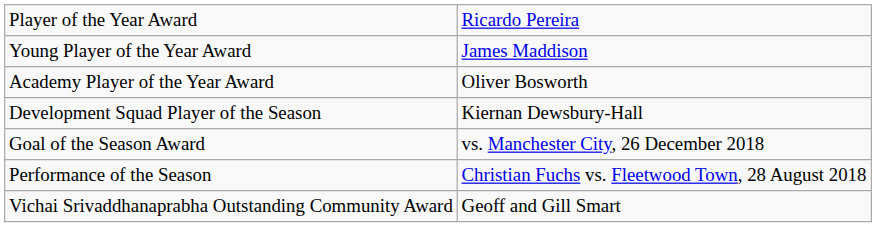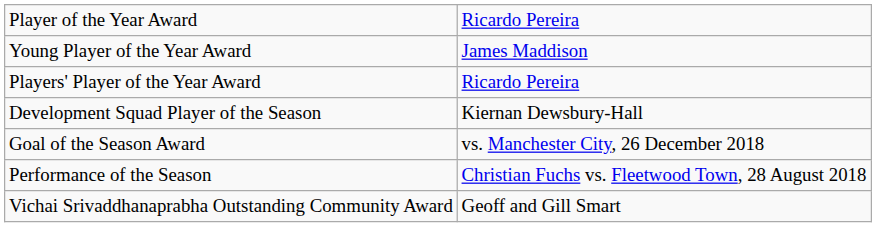+ row: (135, 82)
- row: (141, 82)
